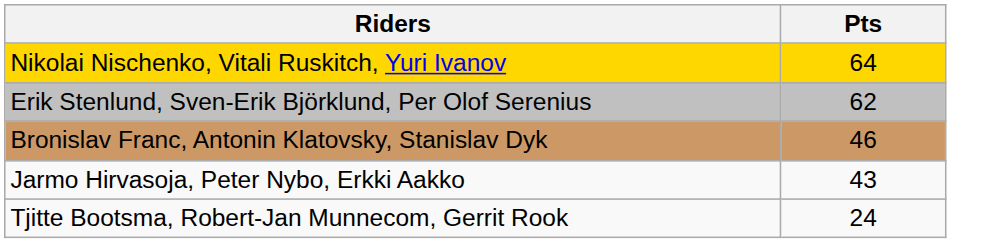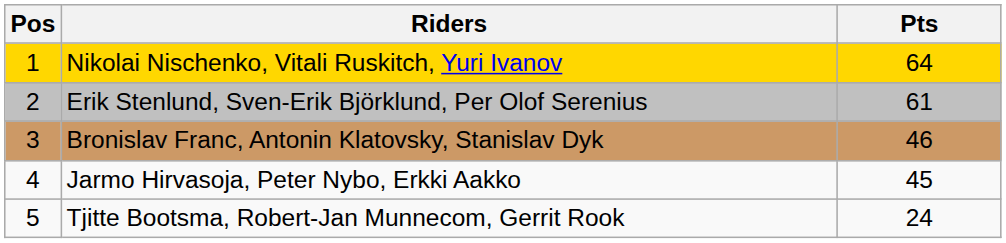+ column: (33, 23)
(863, 101) 62 -> (919, 101) 61
(863, 179) 43 -> (919, 179) 45
